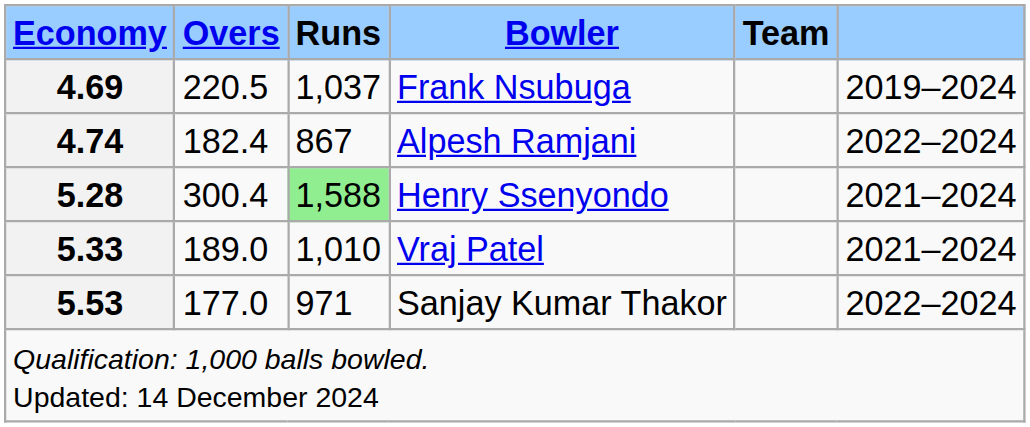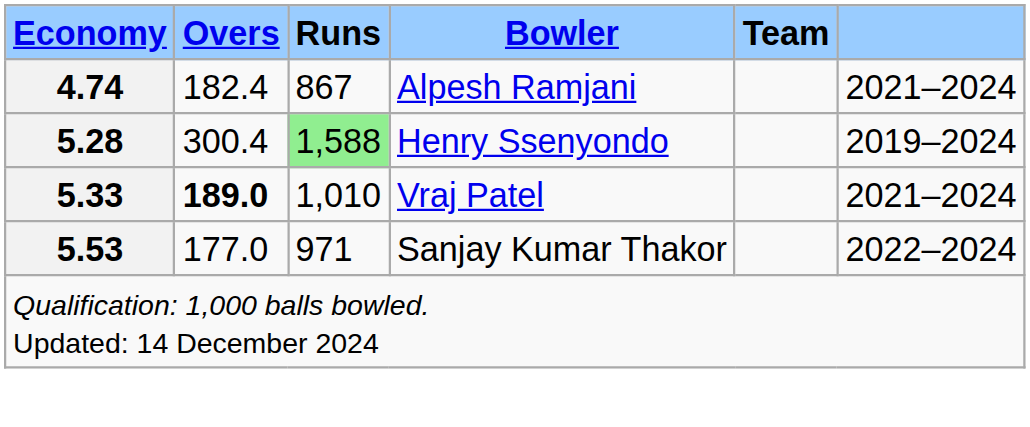- row: (514, 87)
(931, 141) 2022–2024 -> (931, 87) 2021–2024
(931, 195) 2021–2024 -> (931, 141) 2019–2024
(226, 249) normal -> (226, 195) bold
